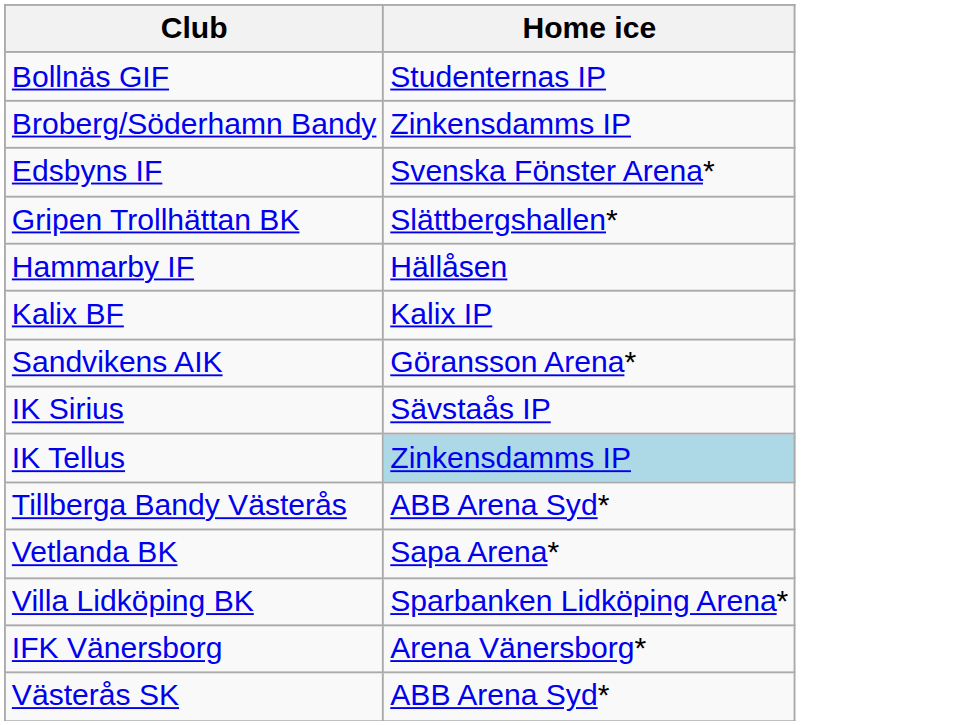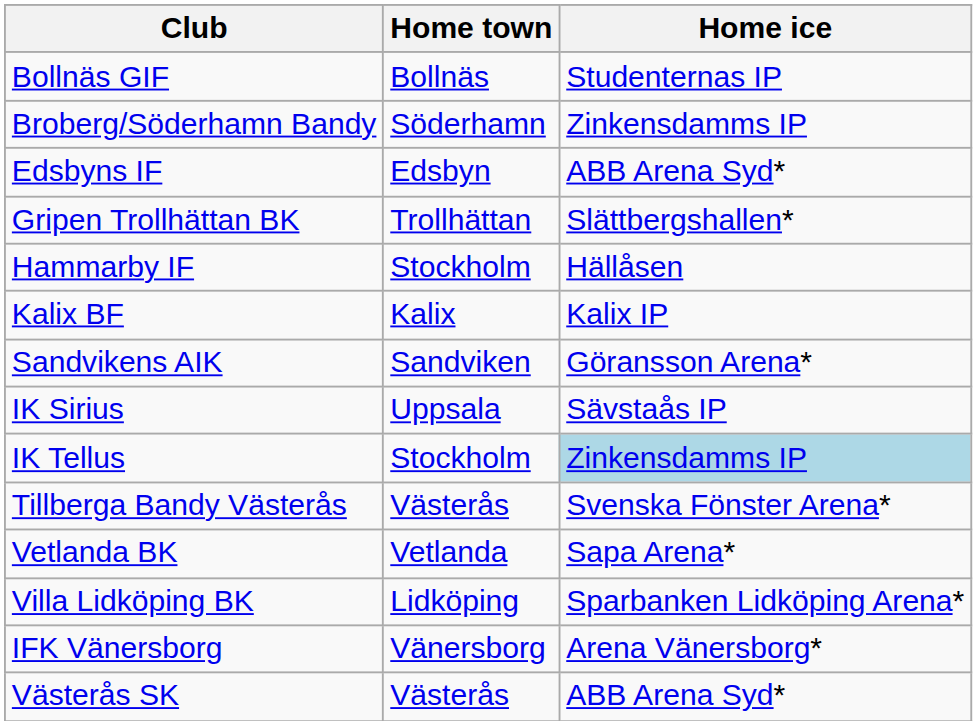+ column: (471, 28)
(552, 171) Svenska Fönster Arena* -> (676, 171) ABB Arena Syd*
(500, 505) ABB Arena Syd* -> (728, 505) Svenska Fönster Arena*
